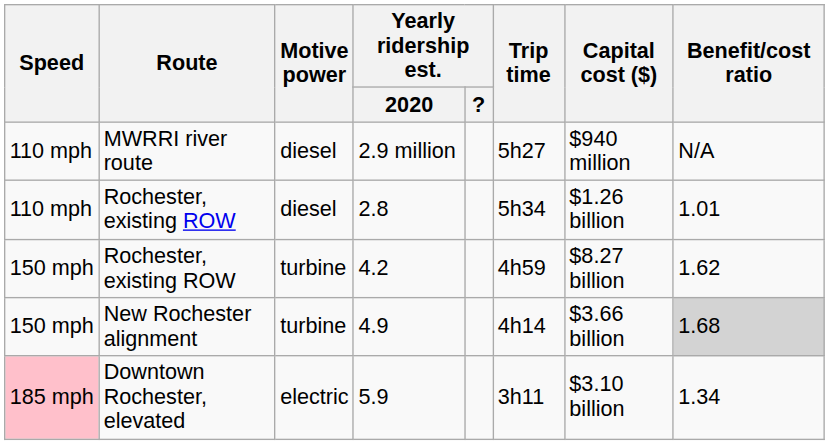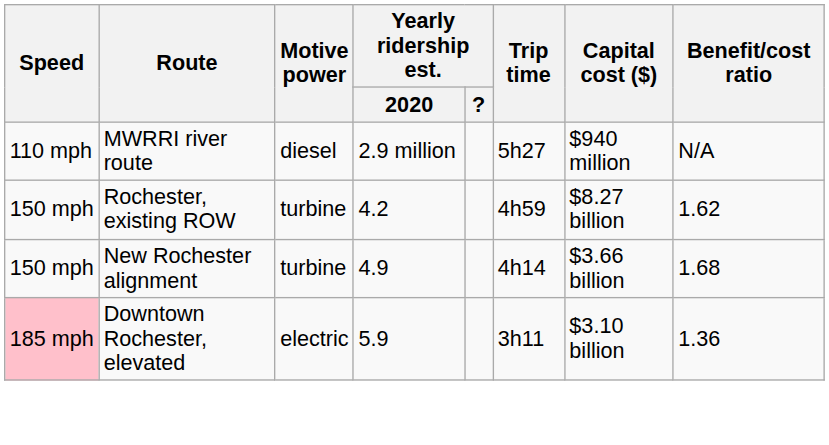- row: (374, 209)
(699, 326) lightgrey background -> (699, 268) no background
(699, 397) 1.34 -> (699, 338) 1.36
